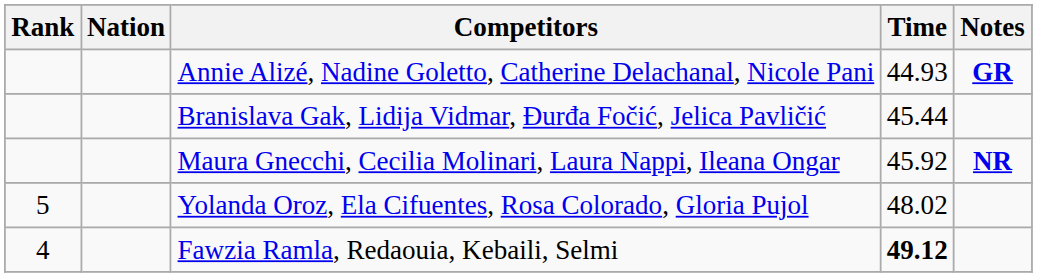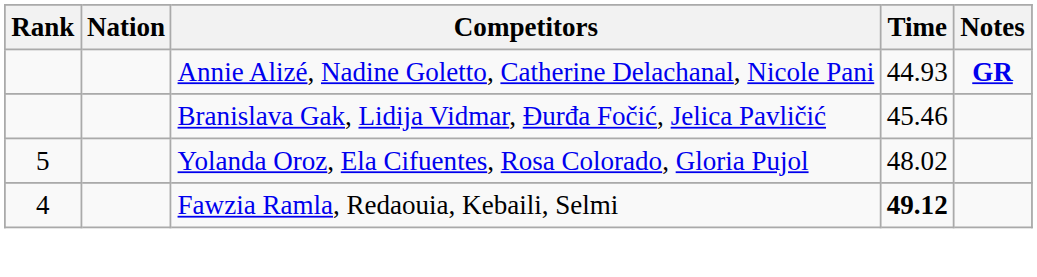(917, 116) 45.44 -> (917, 116) 45.46
- row: (509, 160)
